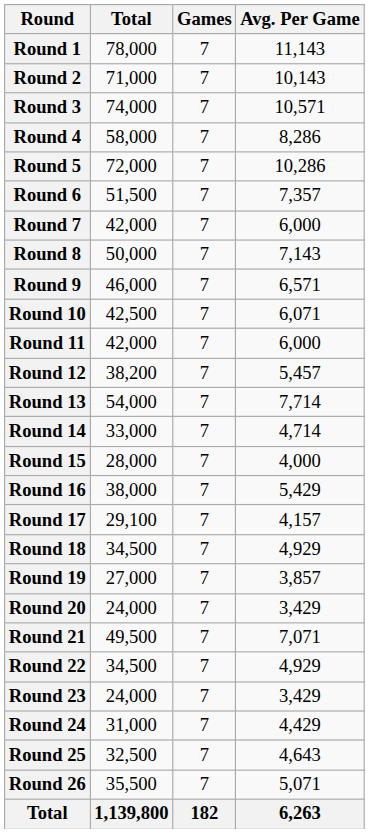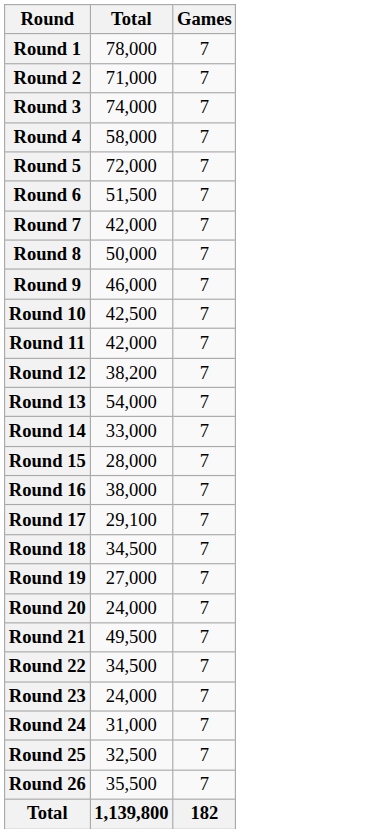- column: (300, 19)
